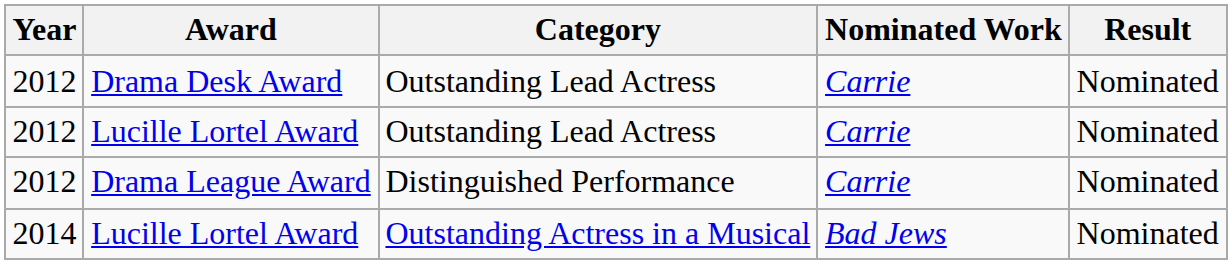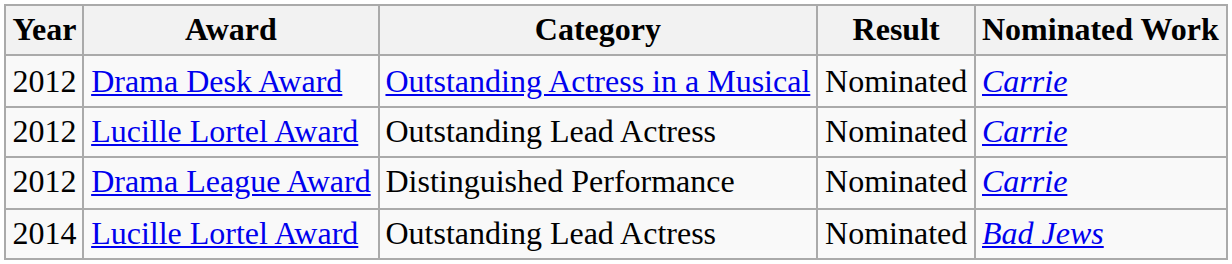columns swapped: (943, 29) <-> (1148, 29)
(551, 80) Outstanding Lead Actress -> (598, 80) Outstanding Actress in a Musical
(598, 232) Outstanding Actress in a Musical -> (551, 232) Outstanding Lead Actress
